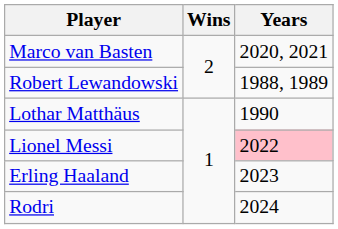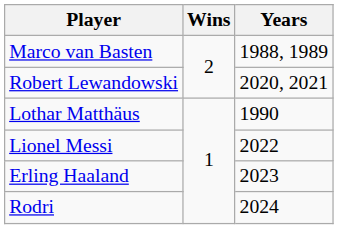(284, 51) 2020, 2021 -> (284, 51) 1988, 1989
(284, 82) 1988, 1989 -> (284, 82) 2020, 2021
(259, 144) pink background -> (259, 144) no background
